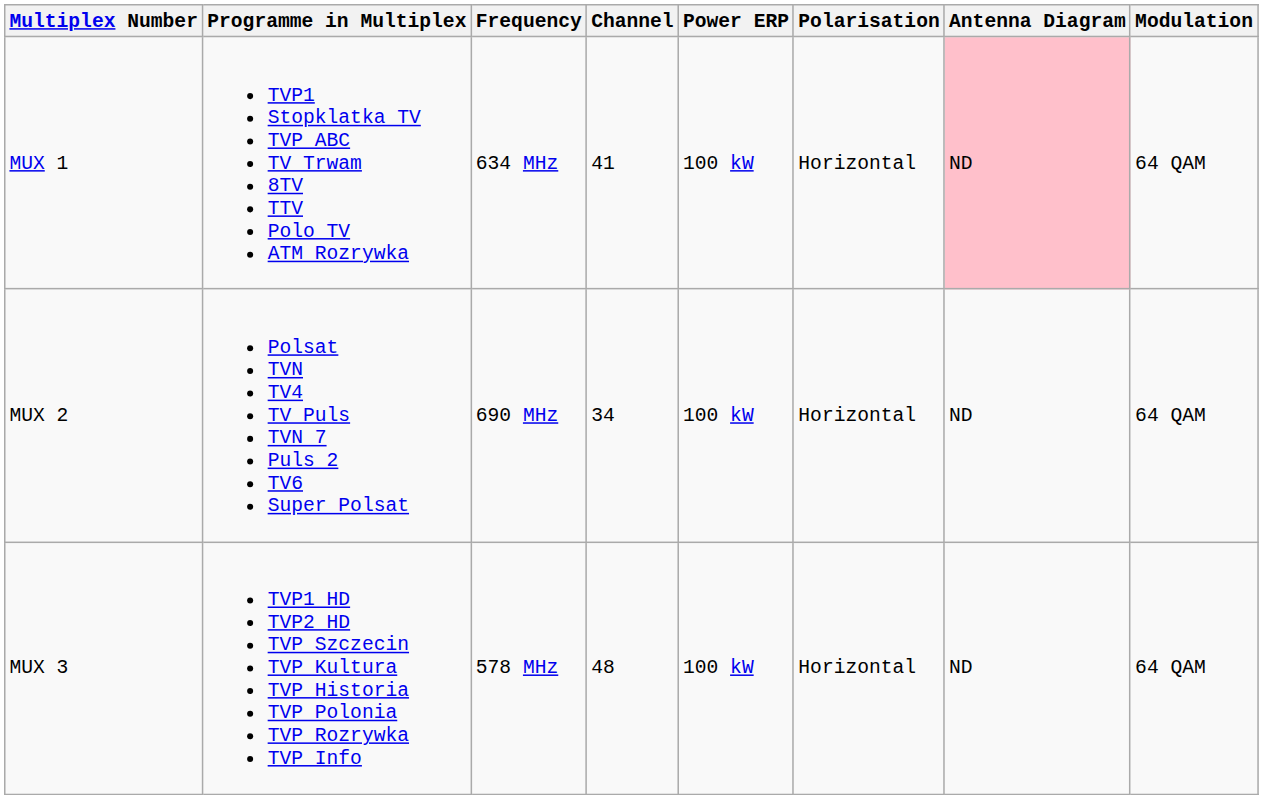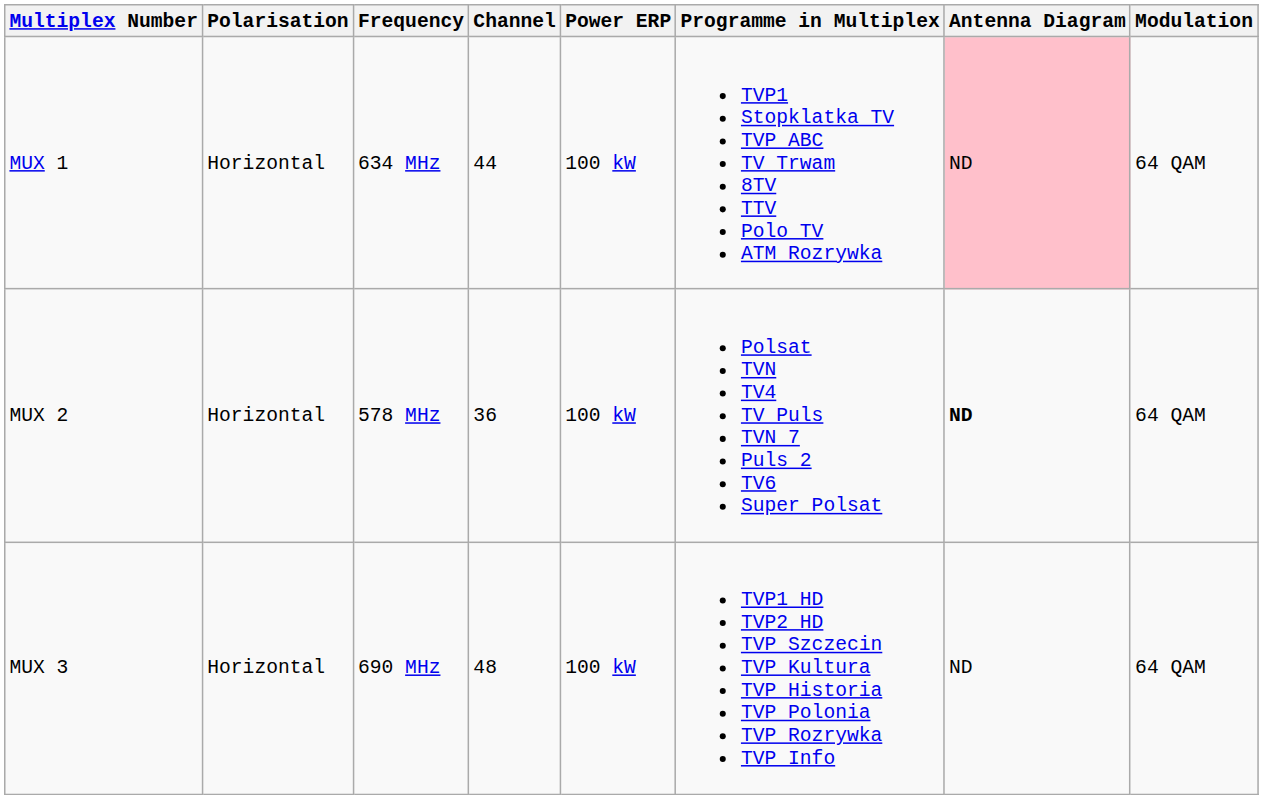columns swapped: (337, 21) <-> (869, 21)
(603, 163) 41 -> (485, 163) 44
(517, 415) 690 MHz -> (399, 415) 578 MHz
(603, 415) 34 -> (485, 415) 36
(961, 415) normal -> (961, 415) bold
(517, 668) 578 MHz -> (399, 668) 690 MHz
